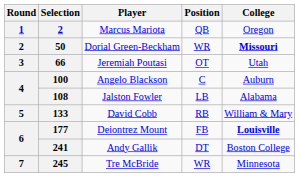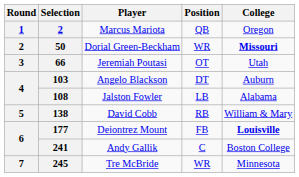(60, 80) 100 -> (60, 80) 103
(202, 80) C -> (202, 80) DT
(60, 113) 133 -> (60, 113) 138
(202, 147) DT -> (202, 147) C
